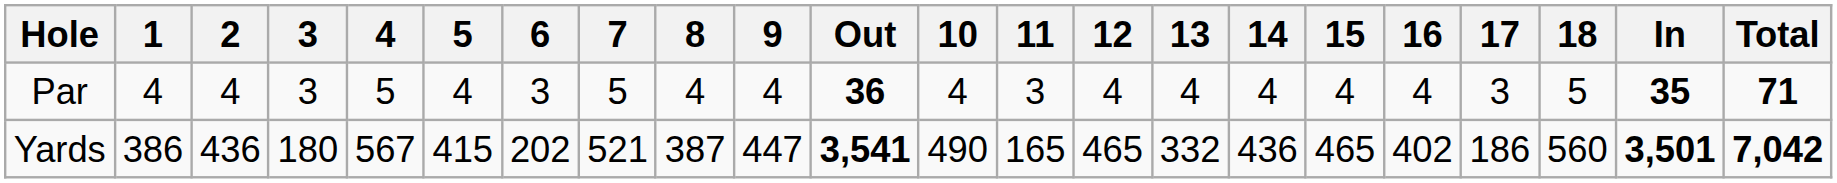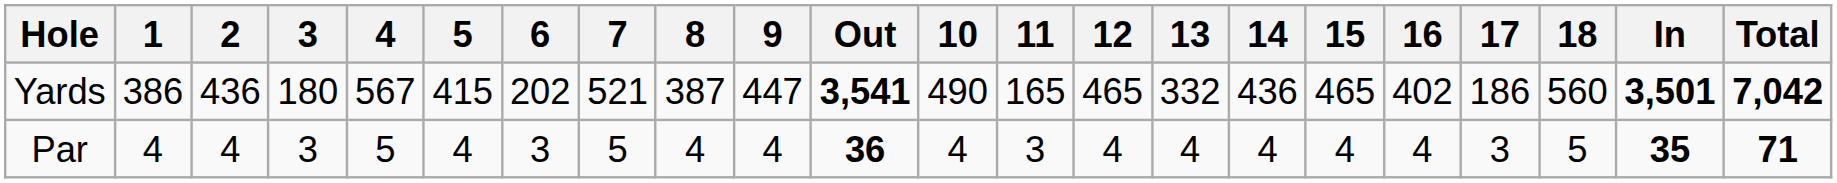rows swapped: (60, 149) <-> (60, 92)
